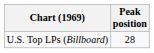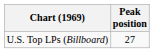(130, 39) 28 -> (130, 39) 27
